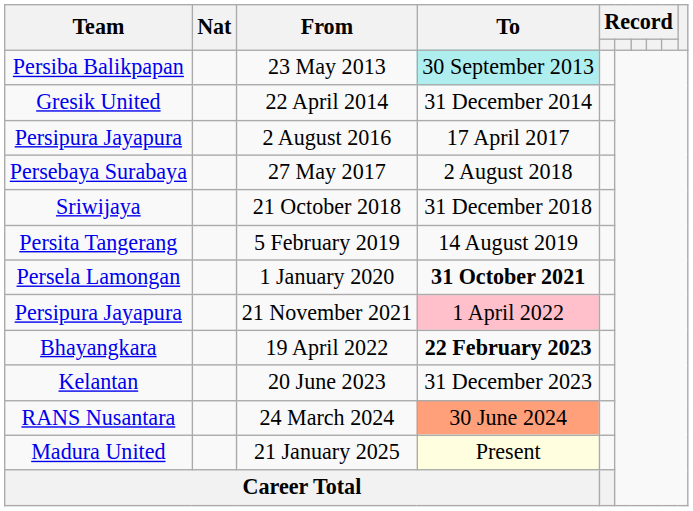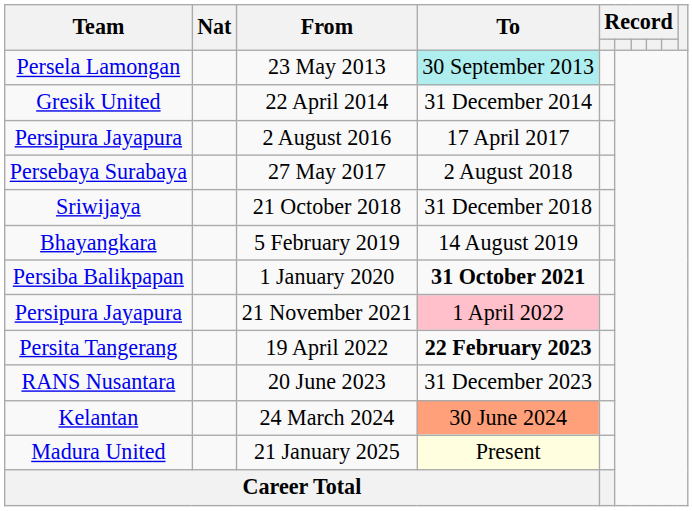(98, 67) Persiba Balikpapan -> (98, 67) Persela Lamongan
(98, 242) Persita Tangerang -> (98, 242) Bhayangkara
(98, 277) Persela Lamongan -> (98, 277) Persiba Balikpapan
(98, 347) Bhayangkara -> (98, 347) Persita Tangerang
(98, 382) Kelantan -> (98, 382) RANS Nusantara
(98, 417) RANS Nusantara -> (98, 417) Kelantan
